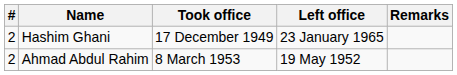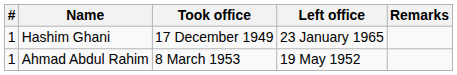(12, 37) 2 -> (12, 37) 1
(12, 59) 2 -> (12, 59) 1
